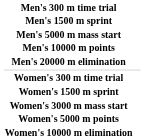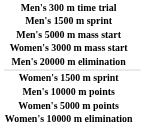rows swapped: (69, 48) <-> (69, 105)
- row: (69, 78)
